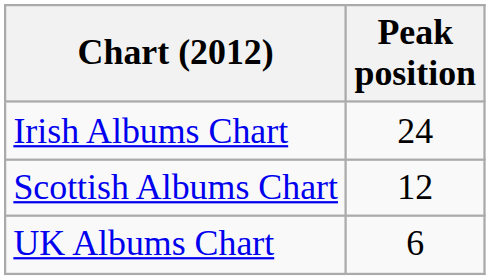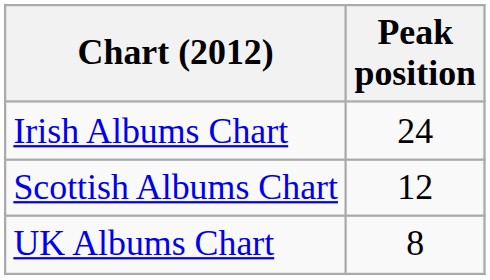(415, 243) 6 -> (415, 243) 8
